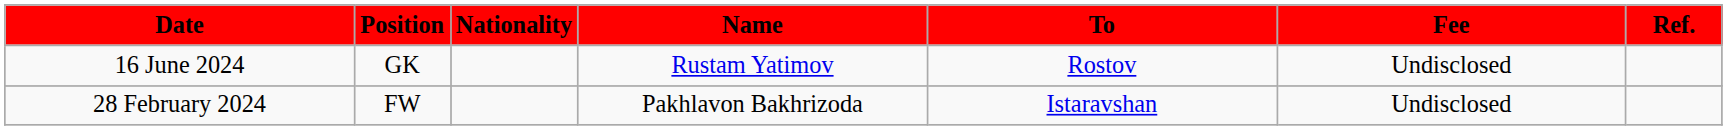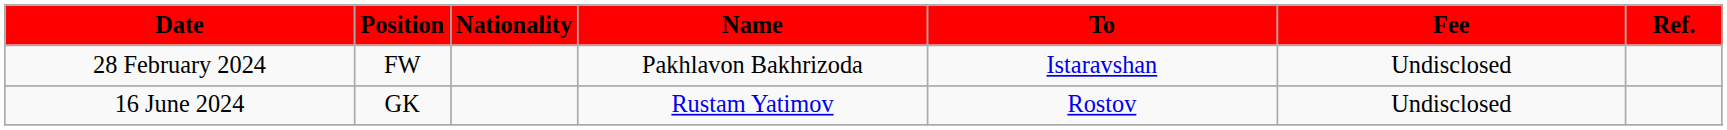rows swapped: (180, 105) <-> (180, 65)
